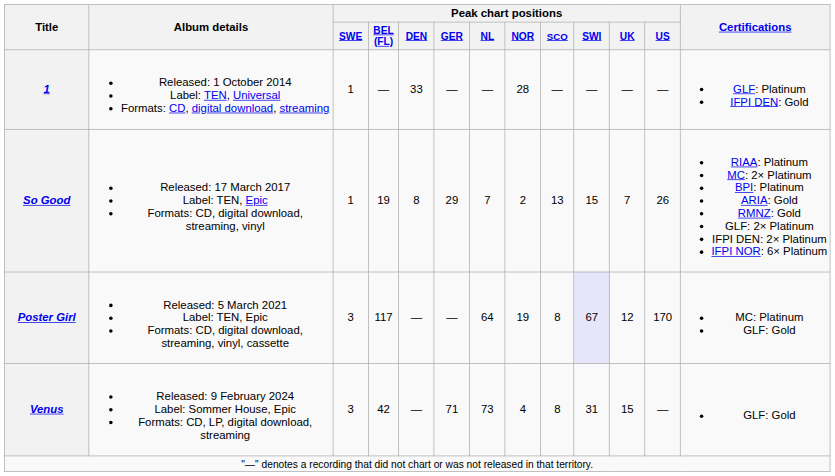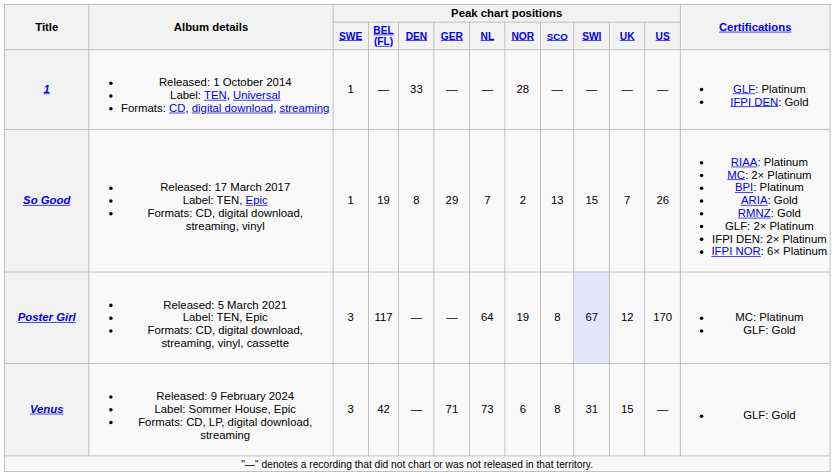(523, 409) 4 -> (523, 409) 6
